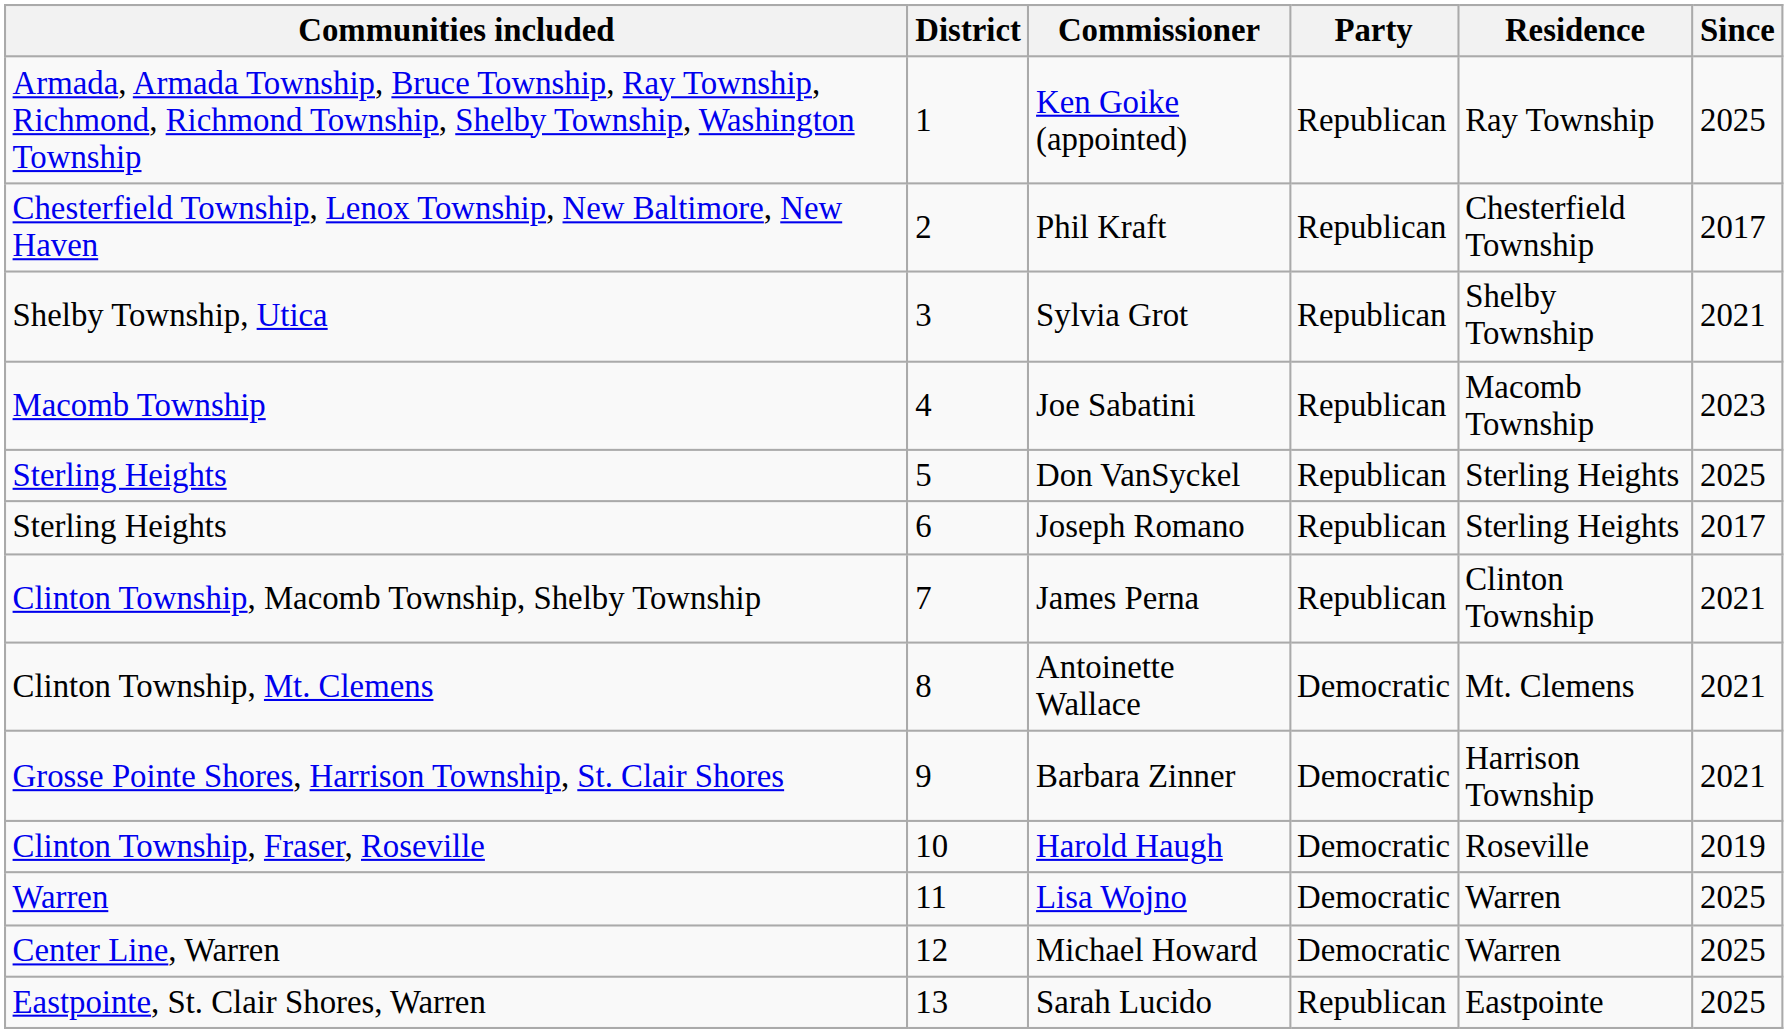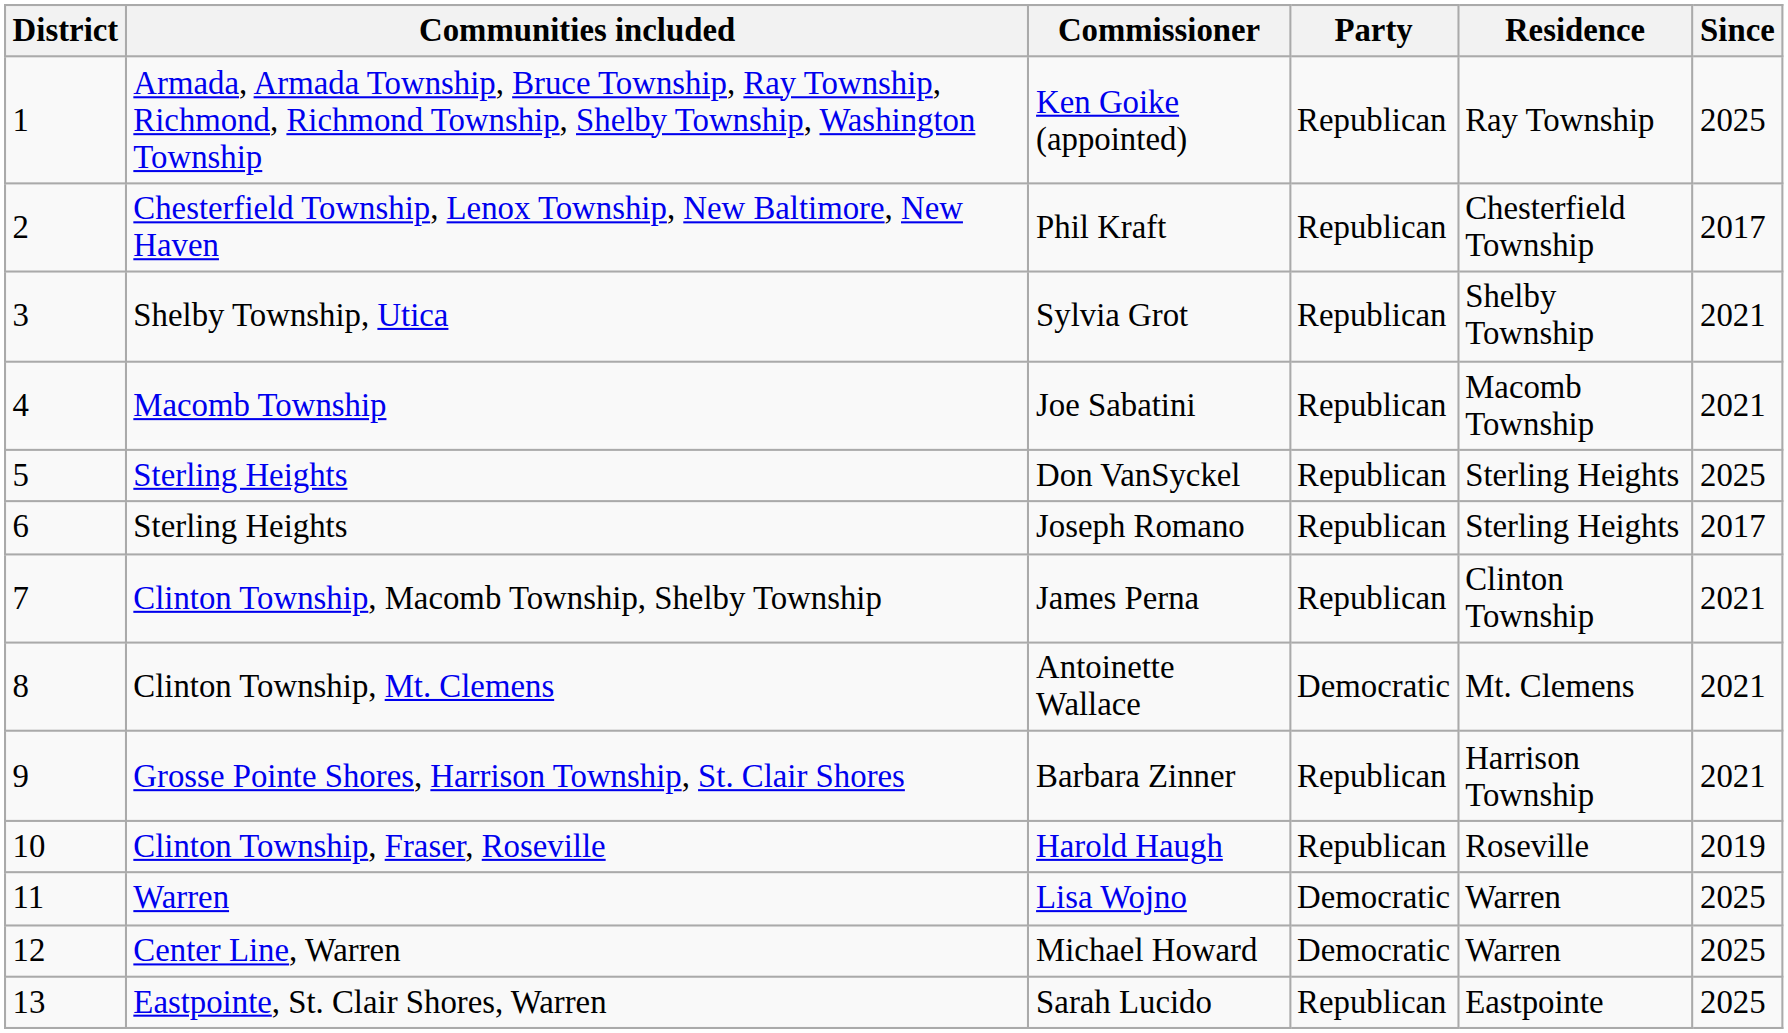columns swapped: (968, 30) <-> (456, 30)
(1733, 404) 2023 -> (1733, 404) 2021
(1374, 775) Democratic -> (1372, 775) Republican
(1374, 845) Democratic -> (1372, 845) Republican
